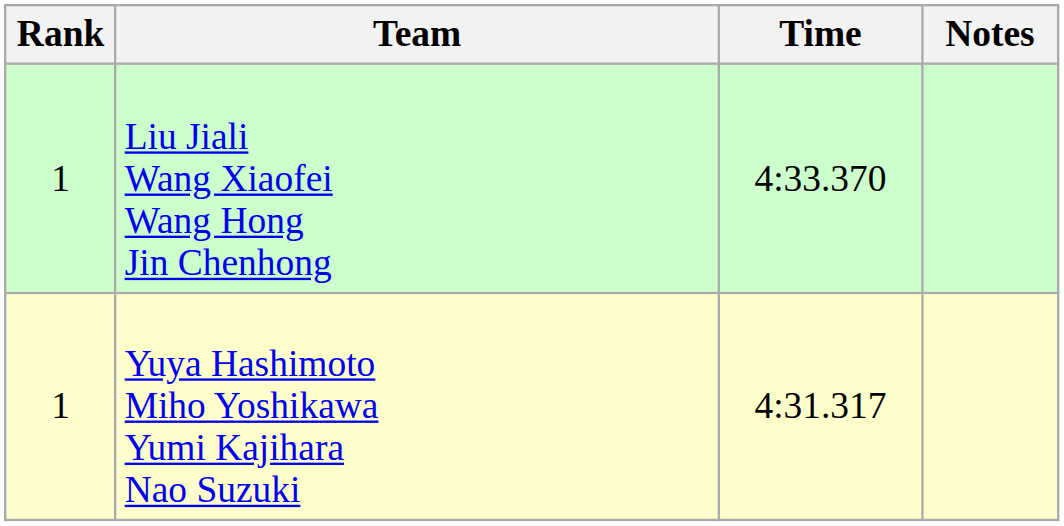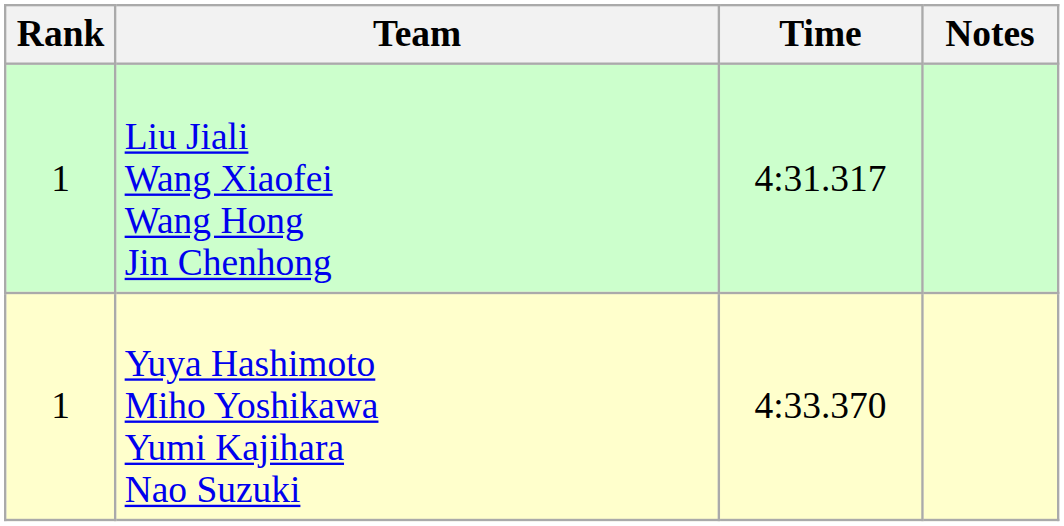(820, 177) 4:33.370 -> (820, 177) 4:31.317
(820, 405) 4:31.317 -> (820, 405) 4:33.370
